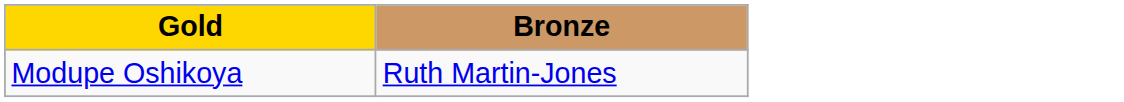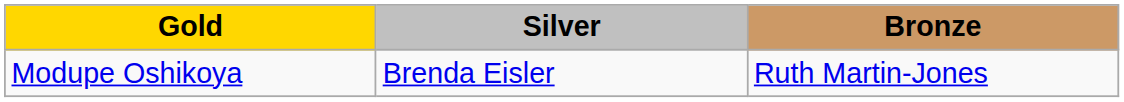+ column: (562, 27)
